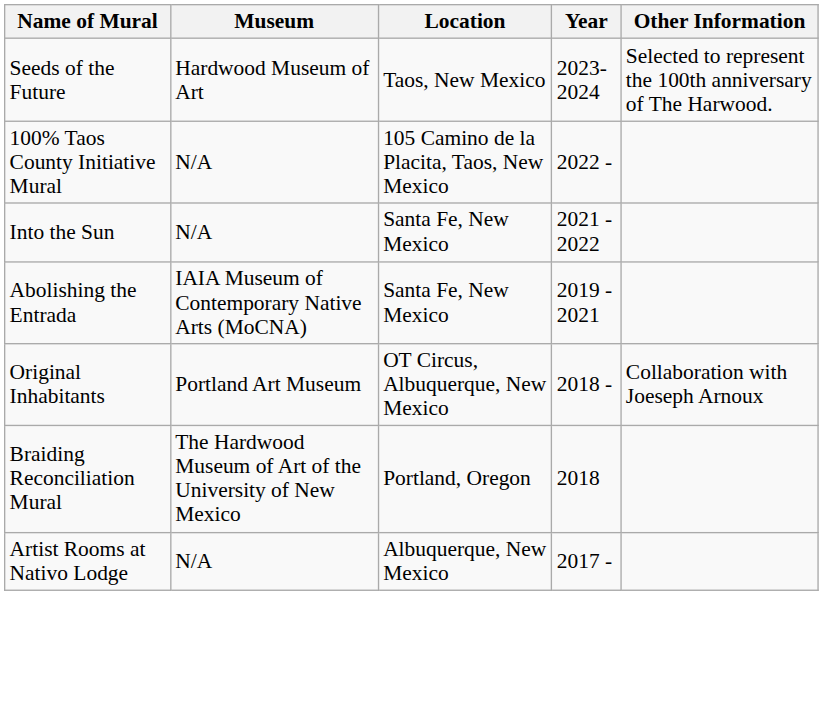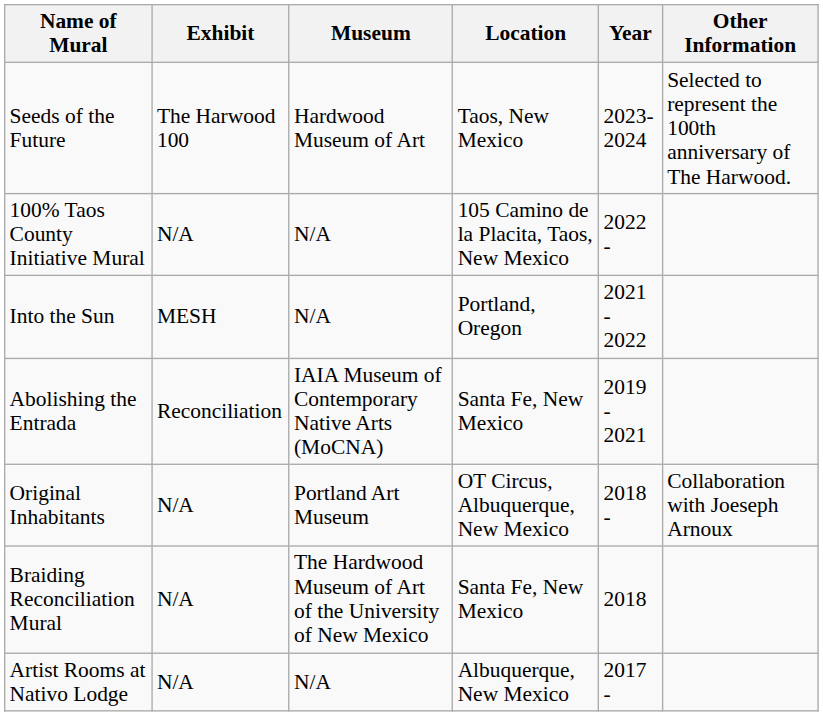+ column: (220, 33)
(446, 232) Santa Fe, New Mexico -> (497, 316) Portland, Oregon
(457, 478) Portland, Oregon -> (520, 599) Santa Fe, New Mexico
